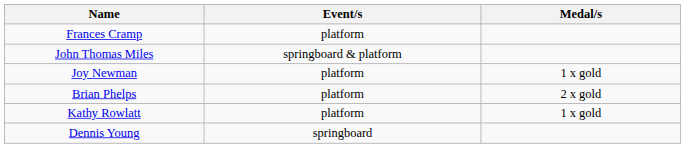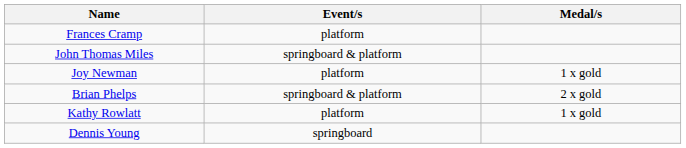(343, 93) platform -> (343, 93) springboard & platform
